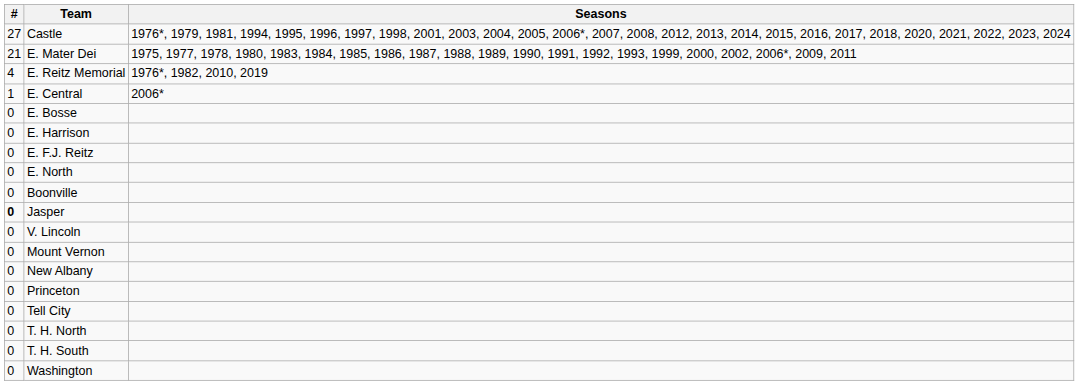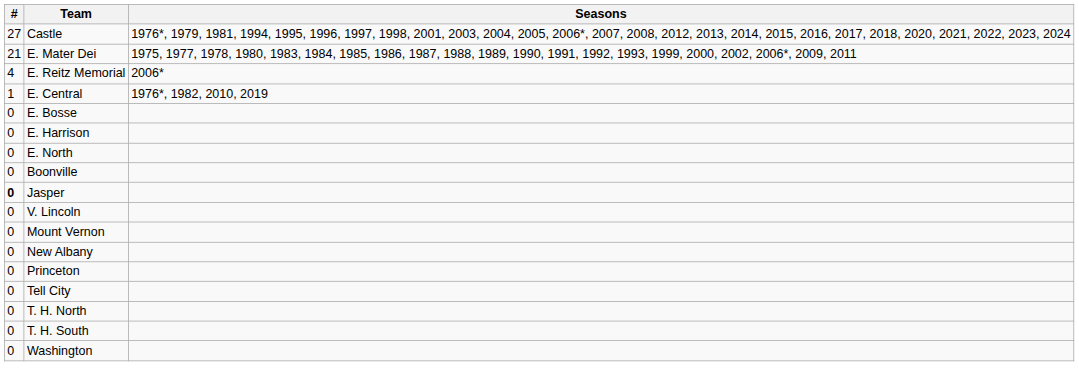(199, 73) 1976*, 1982, 2010, 2019 -> (147, 73) 2006*
(147, 93) 2006* -> (199, 93) 1976*, 1982, 2010, 2019
- row: (60, 152)
